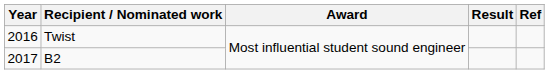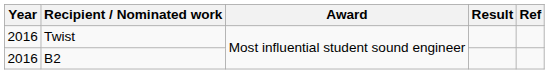(23, 58) 2017 -> (23, 58) 2016
